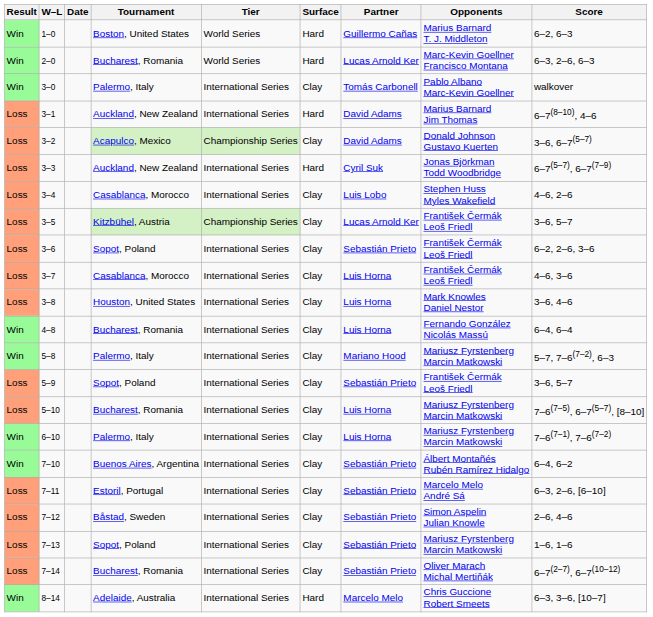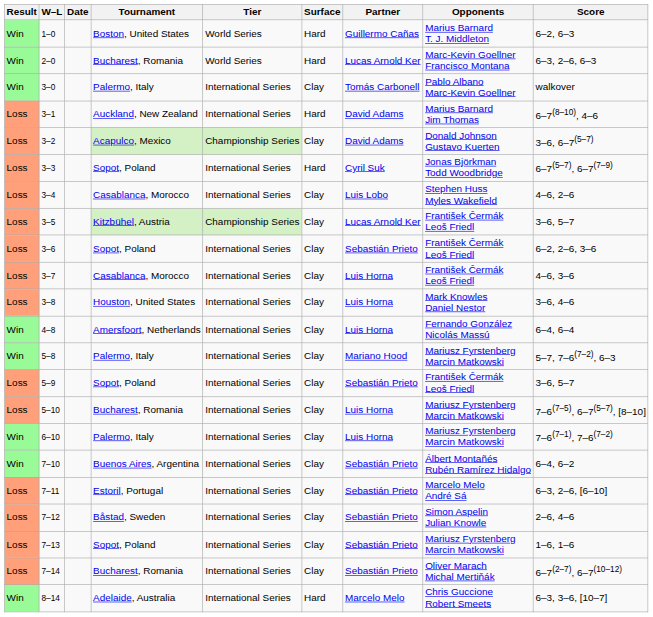(145, 168) Auckland, New Zealand -> (124, 168) Sopot, Poland
(138, 329) Bucharest, Romania -> (147, 329) Amersfoort, Netherlands
